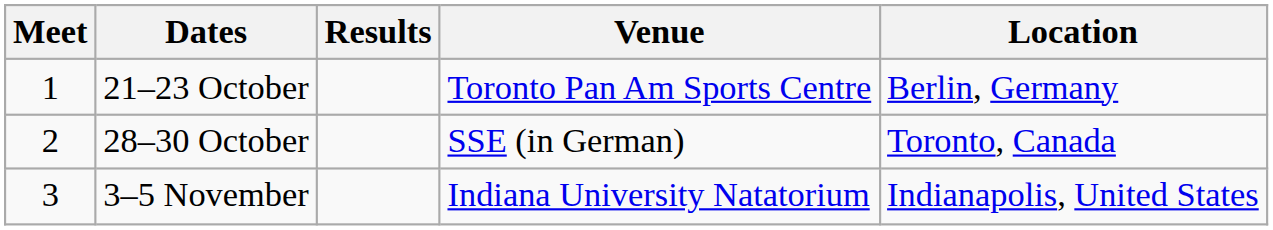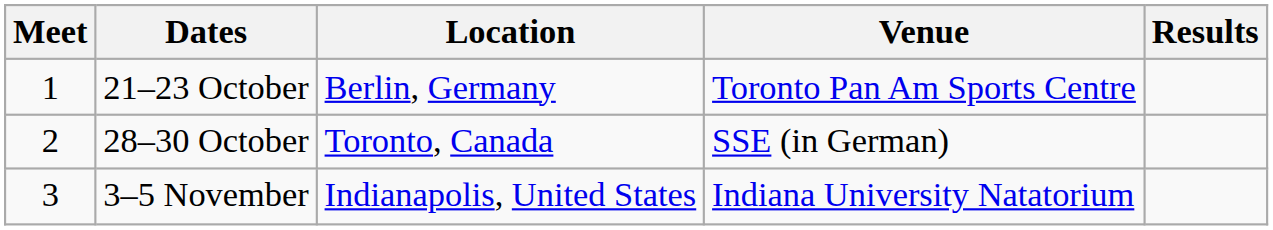columns swapped: (1073, 31) <-> (378, 31)
